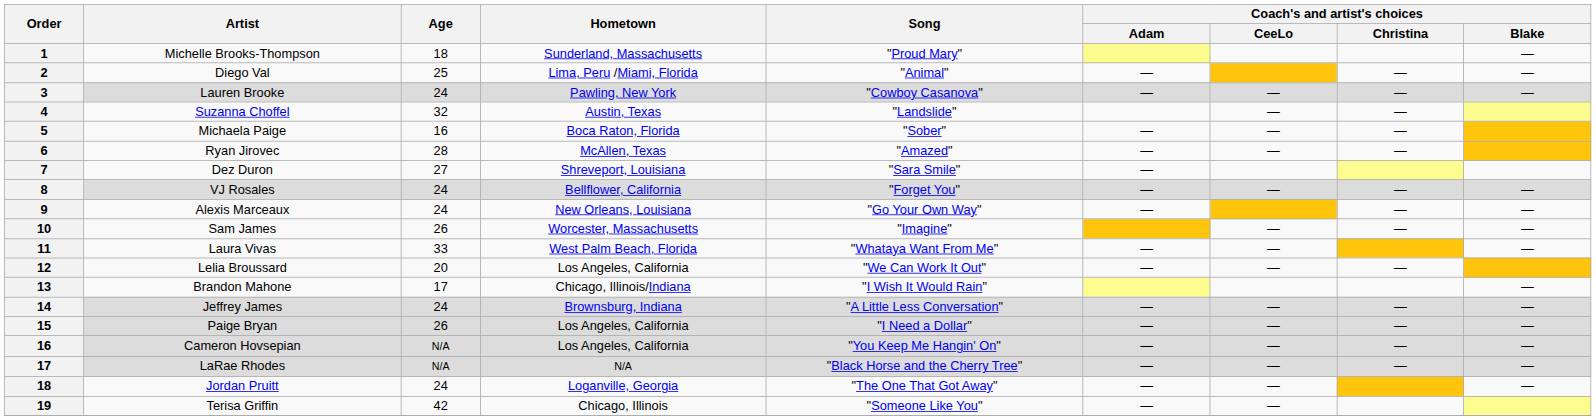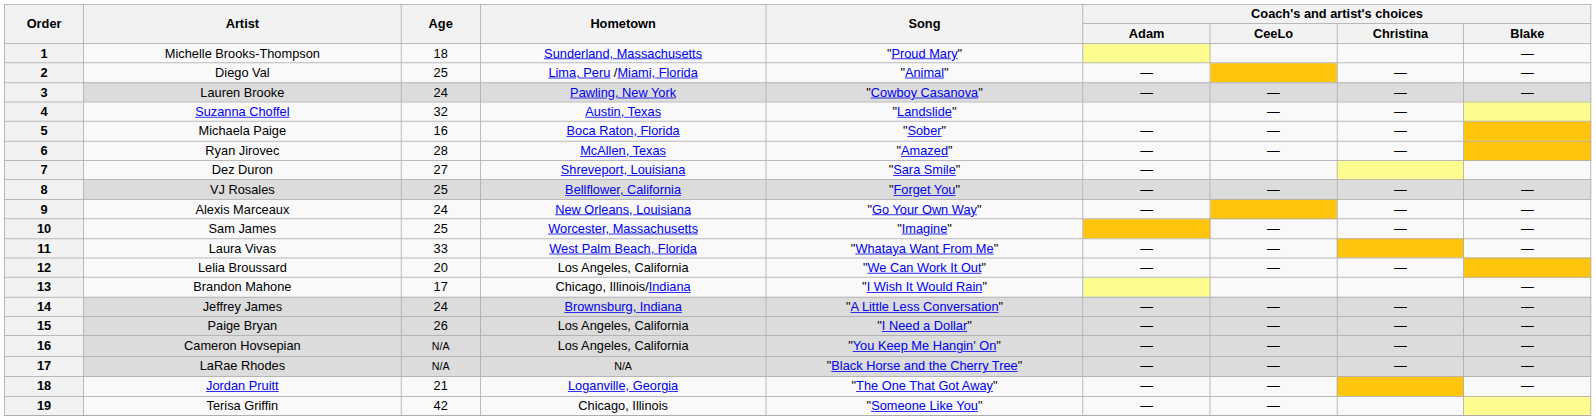(441, 190) 24 -> (441, 190) 25
(441, 229) 26 -> (441, 229) 25
(441, 386) 24 -> (441, 386) 21
